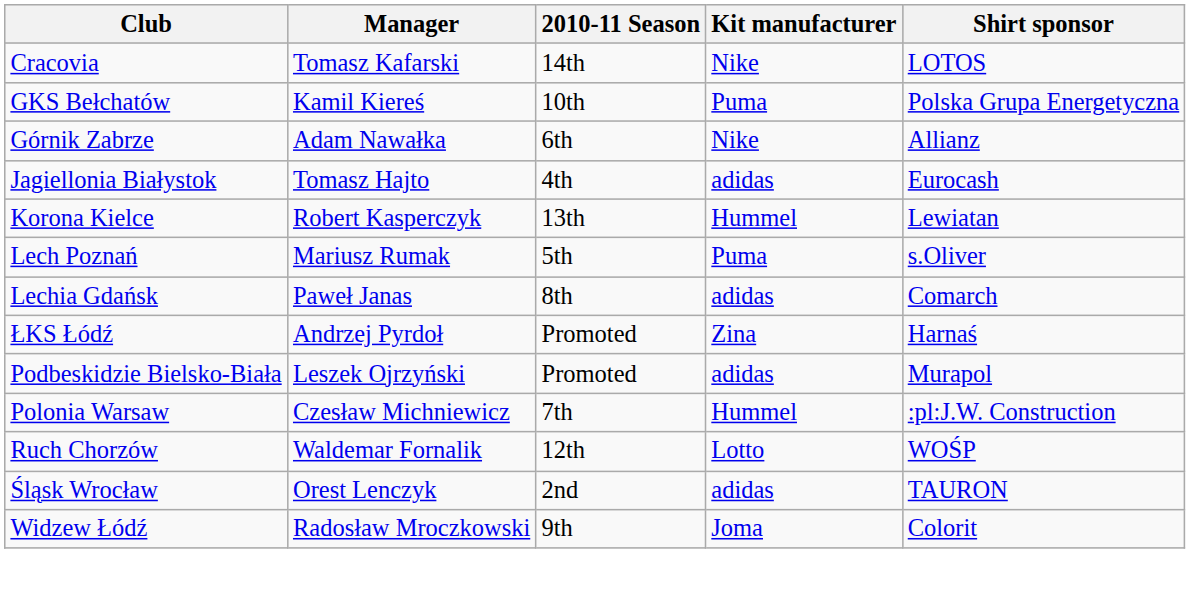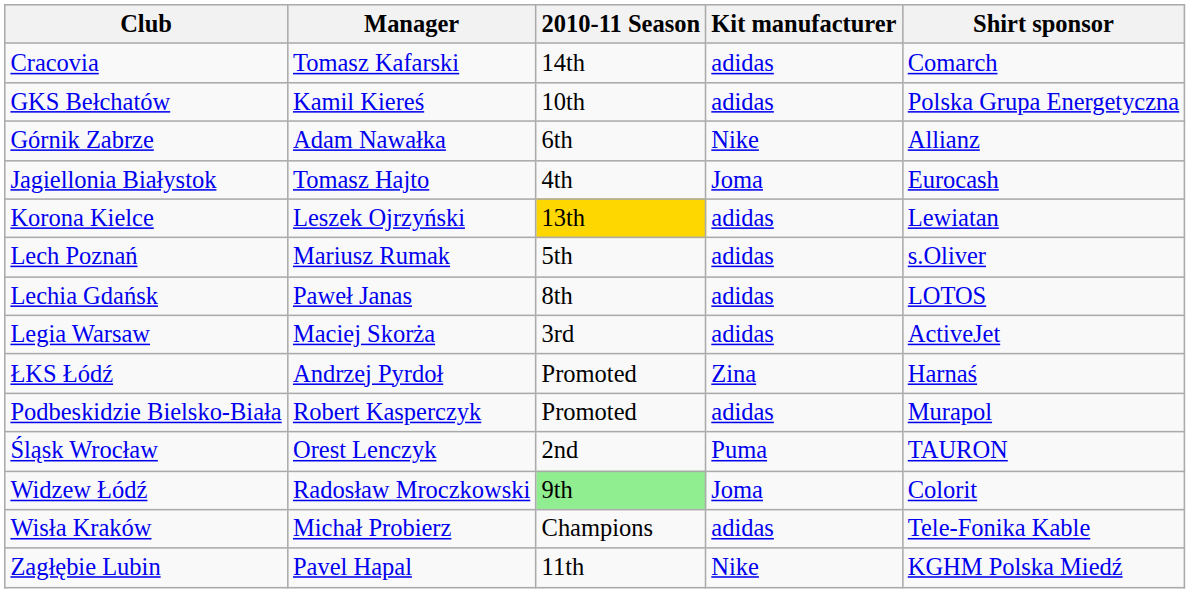(735, 62) Nike -> (743, 62) adidas
(947, 62) LOTOS -> (953, 62) Comarch
(739, 101) Puma -> (743, 101) adidas
(743, 179) adidas -> (737, 179) Joma
(387, 218) Robert Kasperczyk -> (379, 218) Leszek Ojrzyński
(563, 218) no background -> (563, 218) gold background
(754, 218) Hummel -> (743, 218) adidas
(739, 256) Puma -> (743, 256) adidas
(953, 295) Comarch -> (947, 295) LOTOS
+ row: (80, 334)
(379, 373) Leszek Ojrzyński -> (387, 412) Robert Kasperczyk
- row: (90, 412)
- row: (84, 450)
(743, 489) adidas -> (739, 450) Puma
(557, 528) no background -> (557, 489) lightgreen background
+ row: (81, 528)
+ row: (86, 567)
